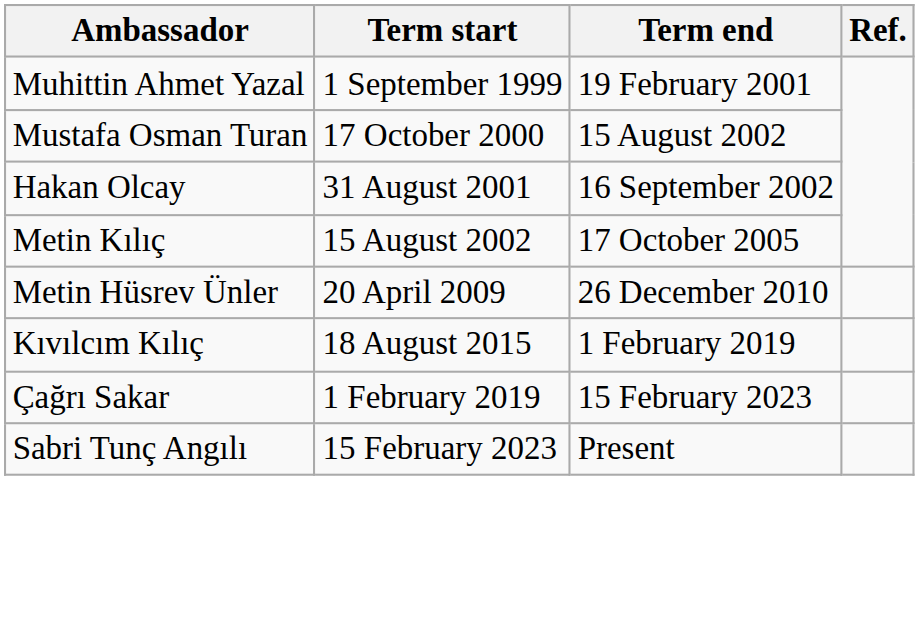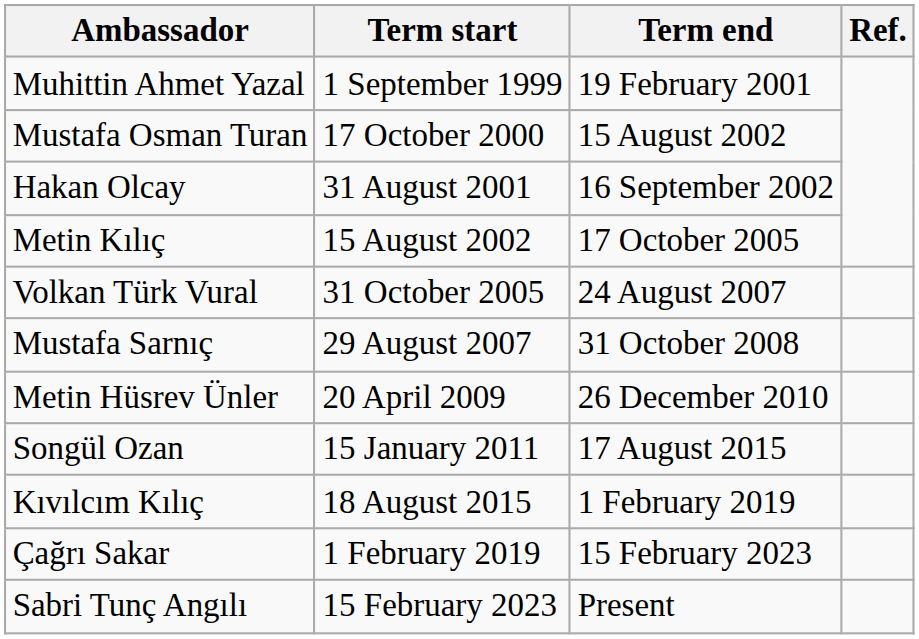+ row: (135, 291)
+ row: (113, 344)
+ row: (98, 448)
